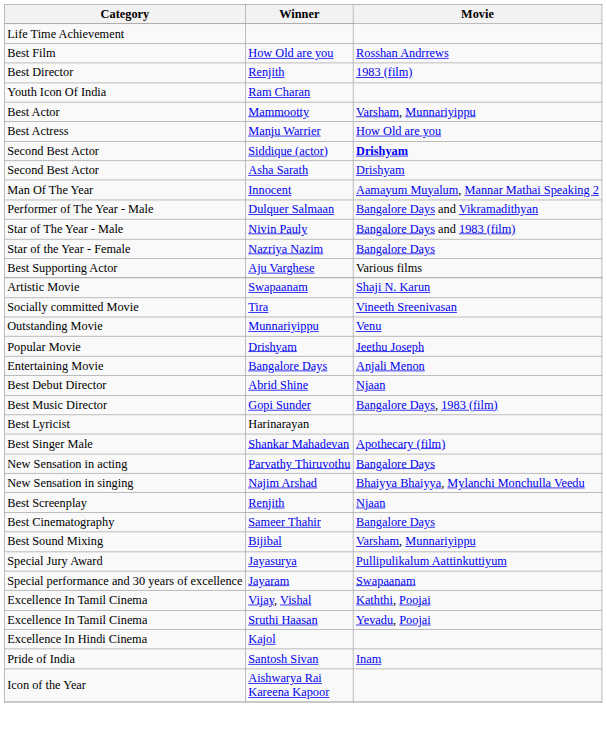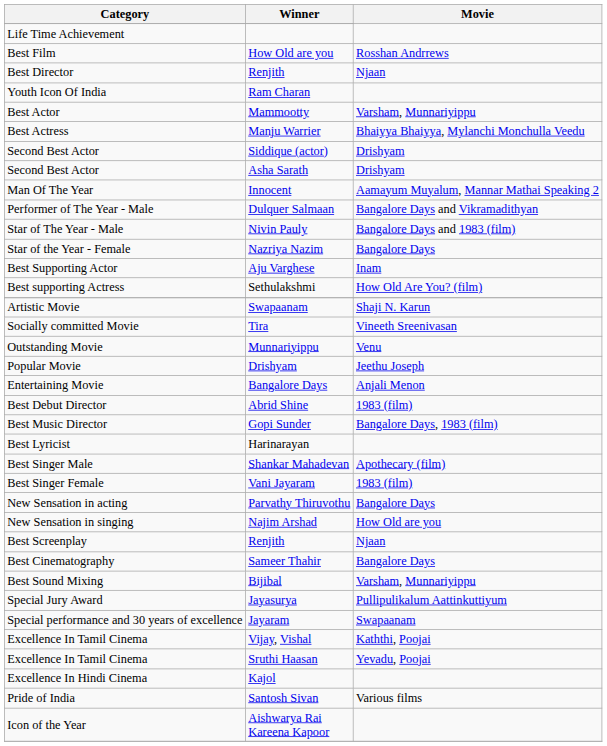(384, 72) 1983 (film) -> (371, 72) Njaan
(399, 131) How Old are you -> (470, 131) Bhaiyya Bhaiyya, Mylanchi Monchulla Veedu
(382, 151) bold -> (380, 151) normal
(389, 268) Various films -> (369, 268) Inam
+ row: (66, 287)
(371, 385) Njaan -> (384, 405) 1983 (film)
+ row: (55, 483)
(470, 483) Bhaiyya Bhaiyya, Mylanchi Monchulla Veedu -> (399, 522) How Old are you
(369, 659) Inam -> (389, 698) Various films
